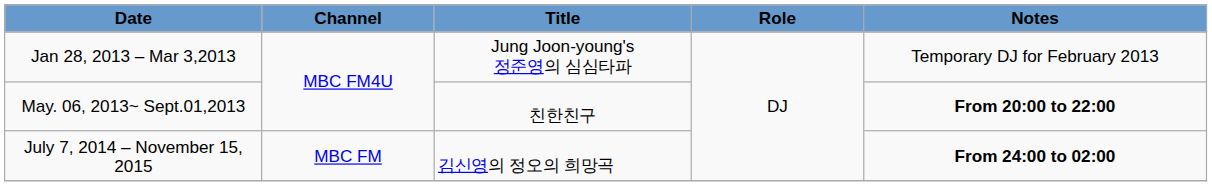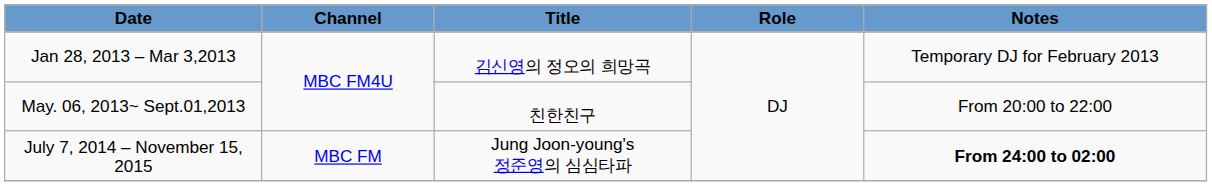(563, 56) Jung Joon-young's 정준영의 심심타파 -> (563, 66) 김신영의 정오의 희망곡
(1035, 107) bold -> (1035, 107) normal
(526, 165) 김신영의 정오의 희망곡 -> (563, 155) Jung Joon-young's 정준영의 심심타파
